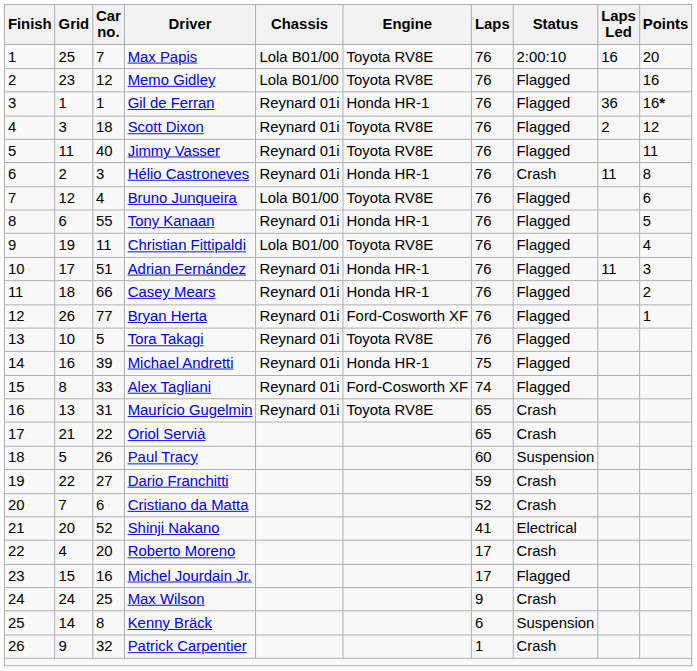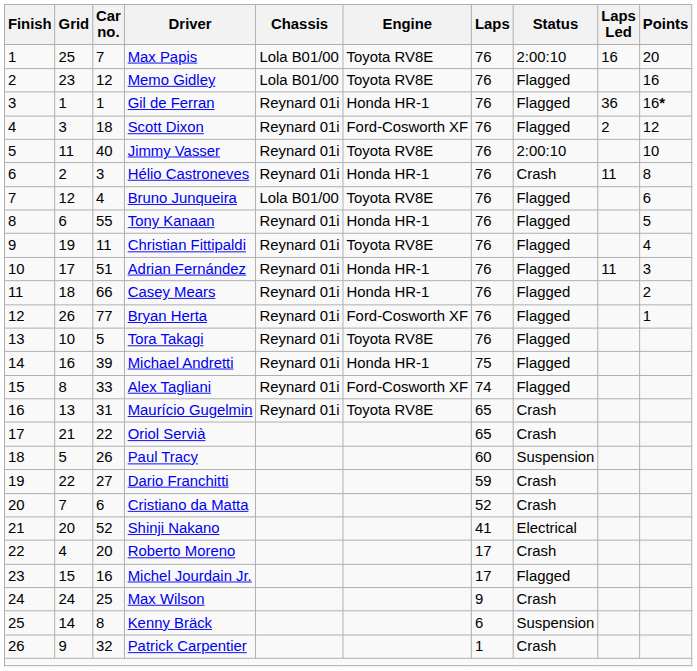(390, 127) Toyota RV8E -> (407, 127) Ford-Cosworth XF
(543, 151) Flagged -> (541, 151) 2:00:10
(650, 151) 11 -> (651, 151) 10
(299, 245) Lola B01/00 -> (300, 245) Reynard 01i
